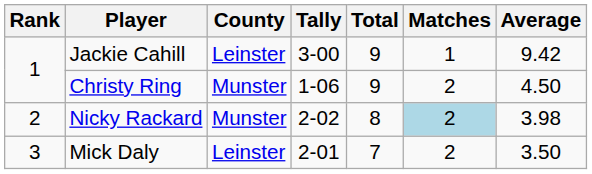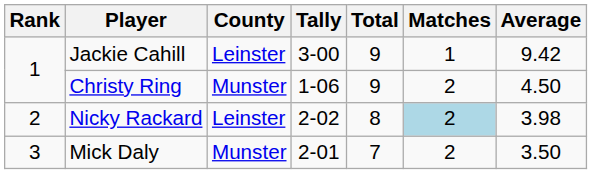(249, 119) Munster -> (249, 119) Leinster
(249, 151) Leinster -> (249, 151) Munster
